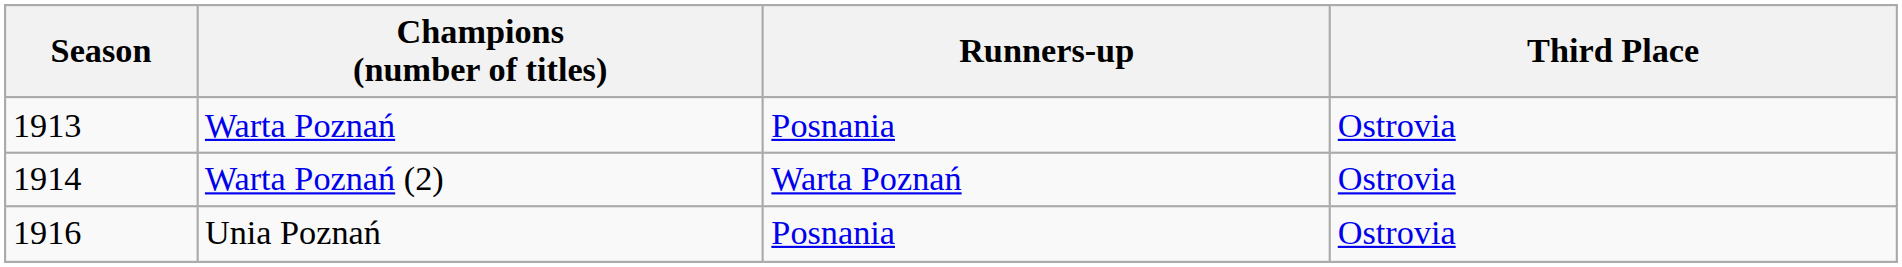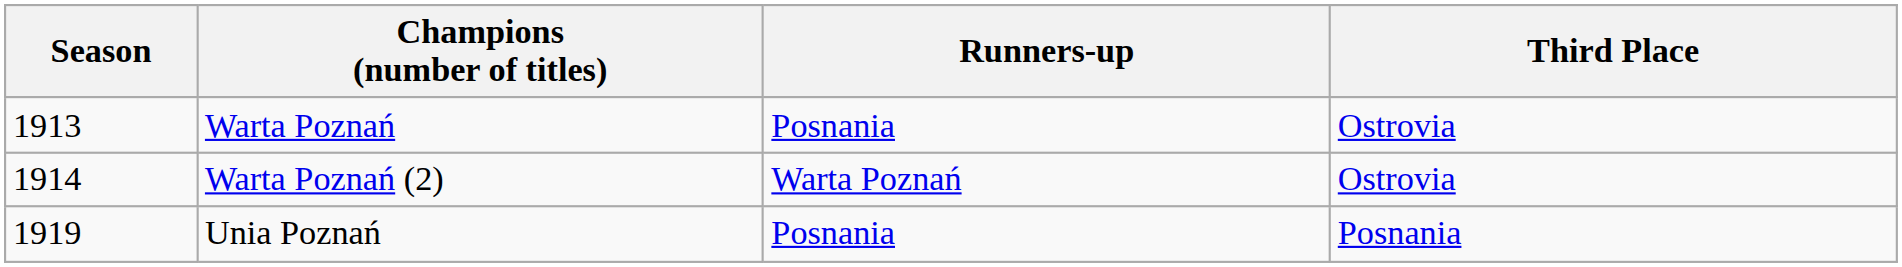(47, 233) 1916 -> (47, 233) 1919
(1397, 233) Ostrovia -> (1400, 233) Posnania
